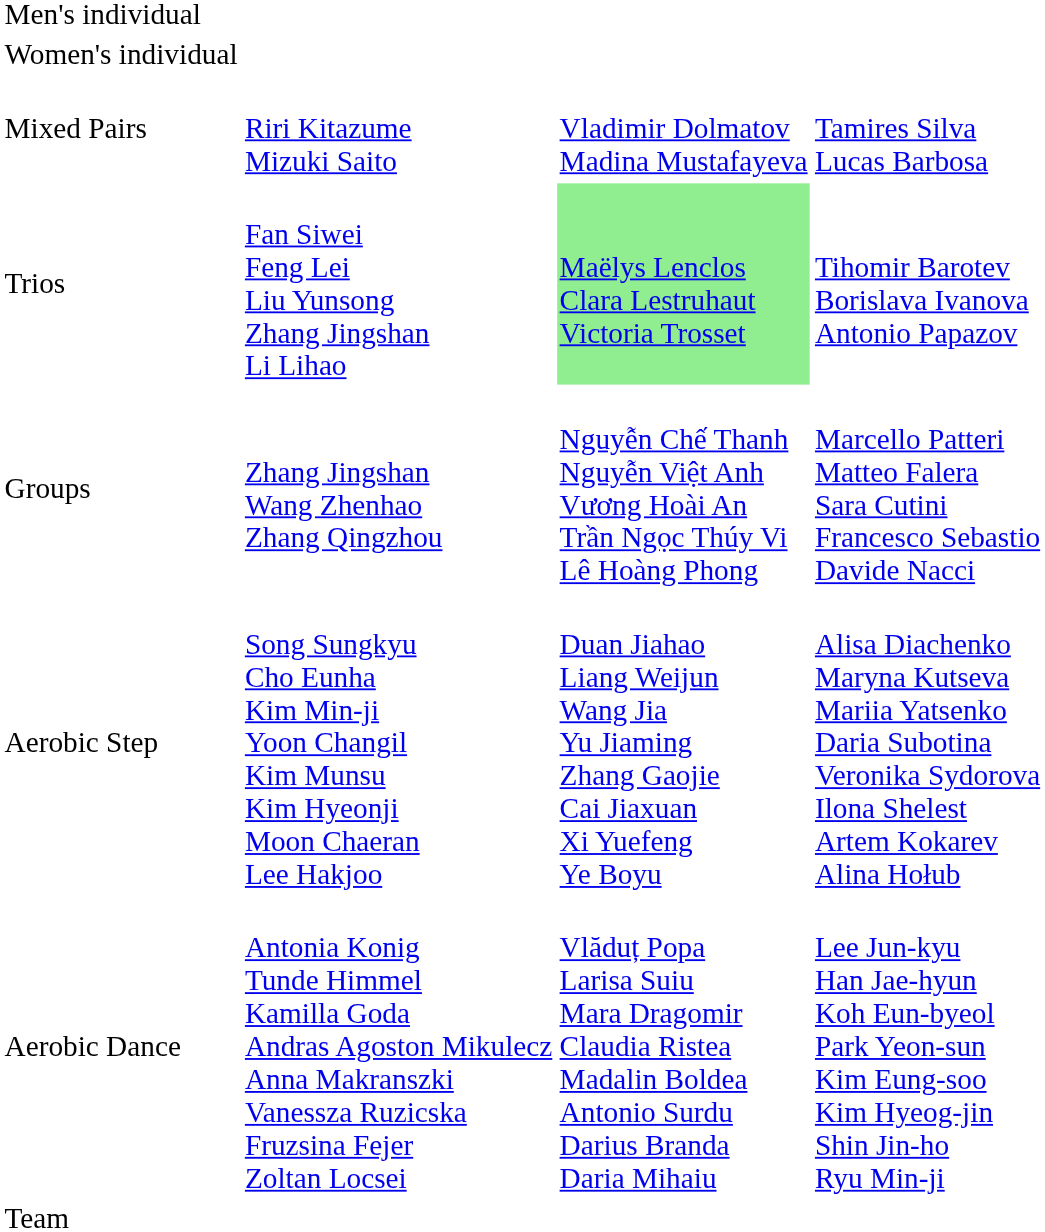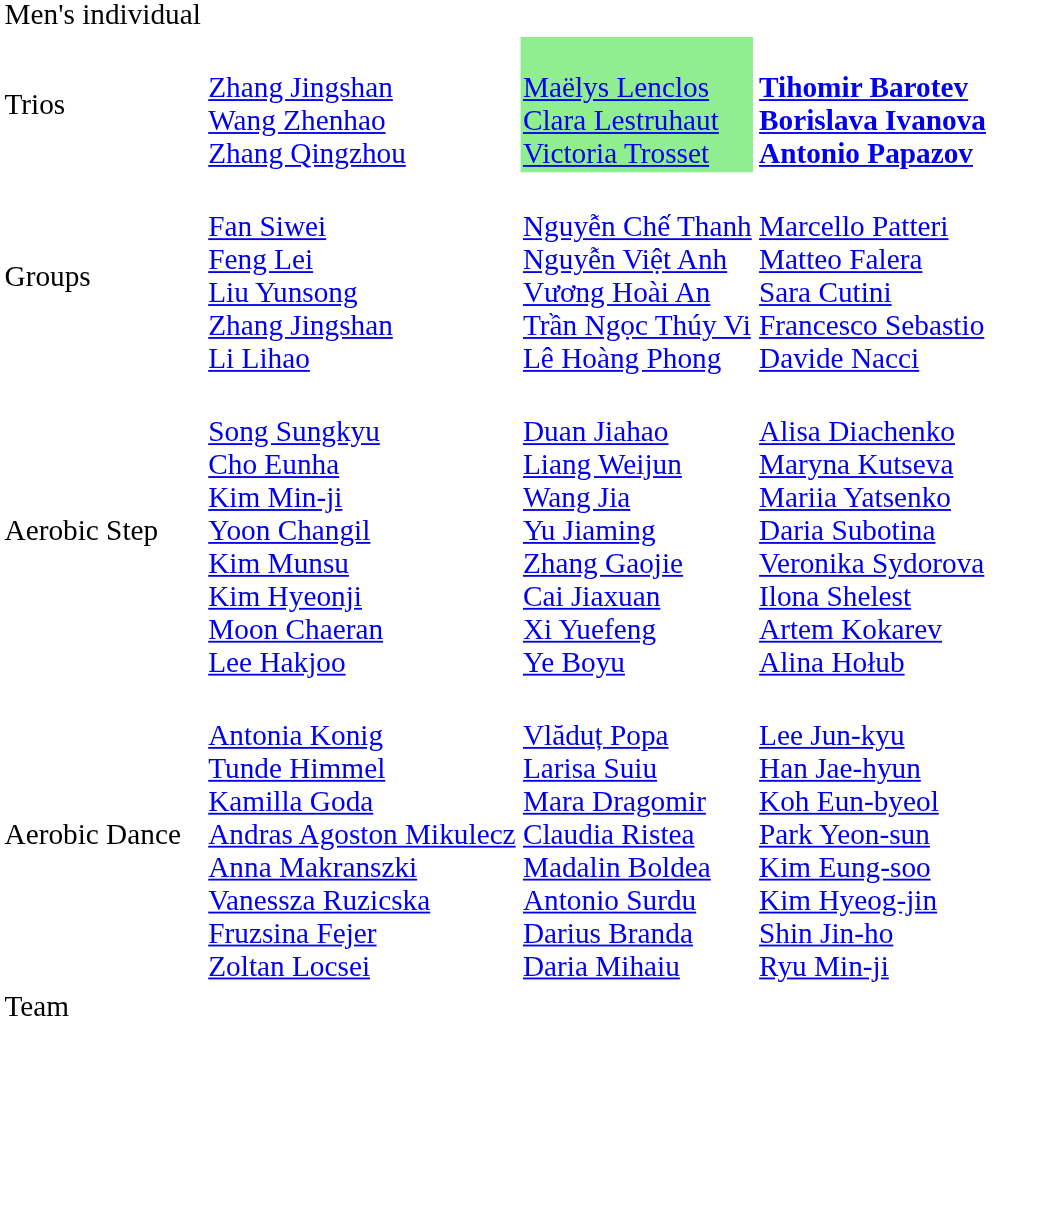- row: (121, 54)
- row: (76, 128)
(337, 300) Fan Siwei Feng Lei Liu Yunsong Zhang Jingshan Li Lihao -> (307, 120) Zhang Jingshan Wang Zhenhao Zhang Qingzhou
(922, 300) normal -> (873, 120) bold
(344, 504) Zhang Jingshan Wang Zhenhao Zhang Qingzhou -> (301, 292) Fan Siwei Feng Lei Liu Yunsong Zhang Jingshan Li Lihao
